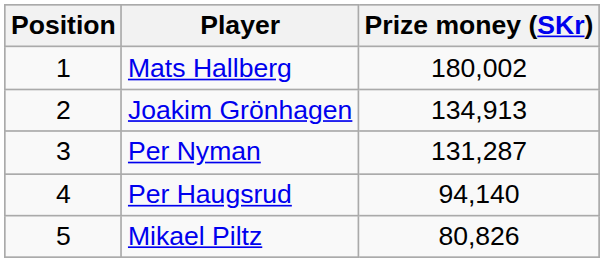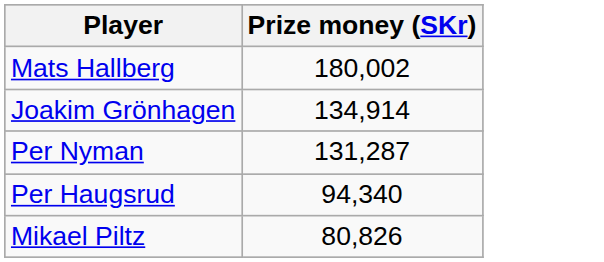- column: (63, 25)
(479, 109) 134,913 -> (362, 109) 134,914
(479, 194) 94,140 -> (362, 194) 94,340
